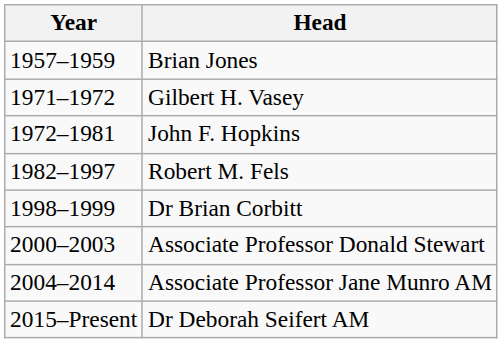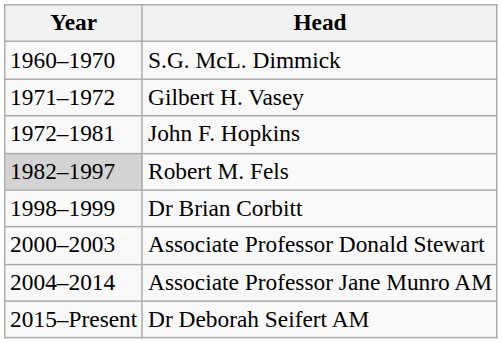- row: (203, 60)
+ row: (244, 60)
(63, 171) no background -> (63, 171) lightgrey background
